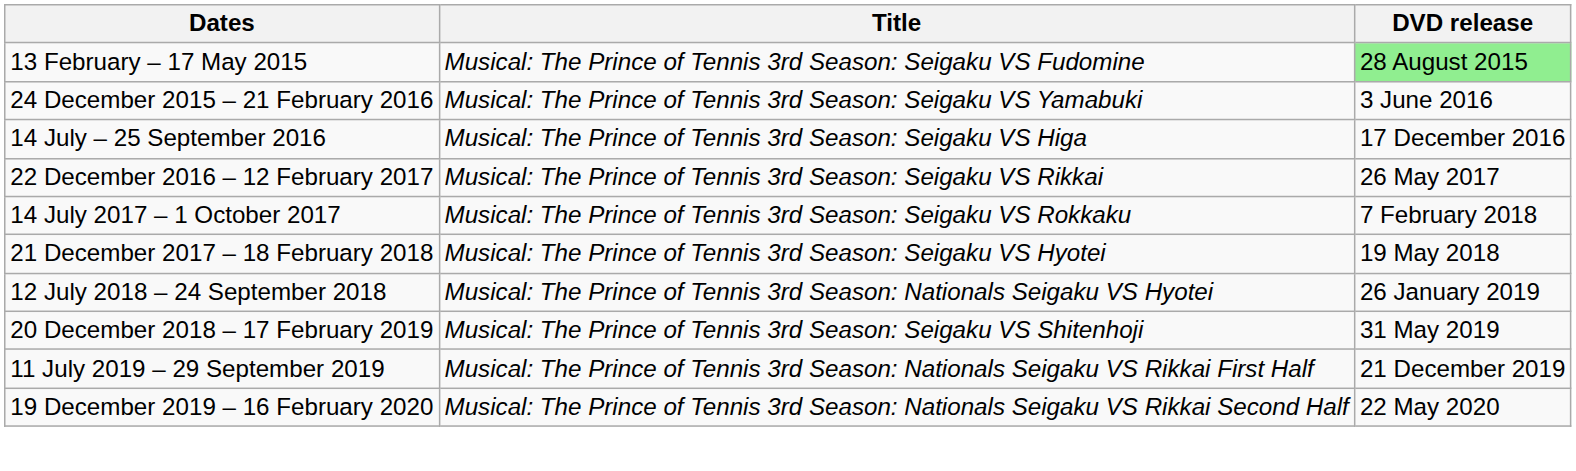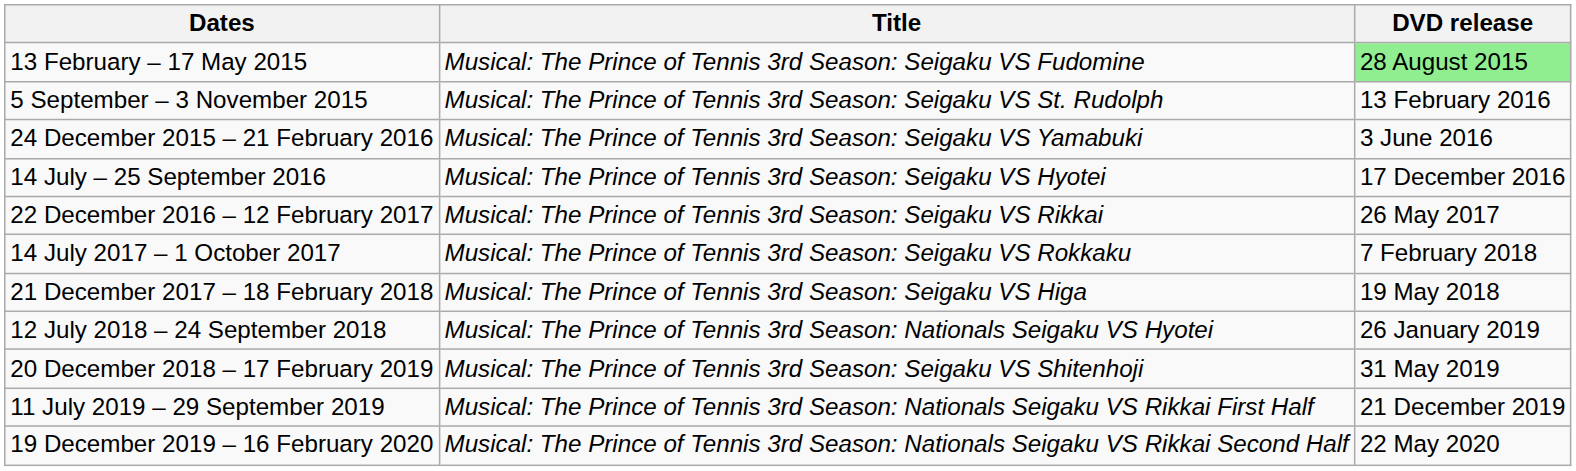+ row: (189, 100)
(766, 138) Musical: The Prince of Tennis 3rd Season: Seigaku VS Higa -> (775, 176) Musical: The Prince of Tennis 3rd Season: Seigaku VS Hyotei
(775, 253) Musical: The Prince of Tennis 3rd Season: Seigaku VS Hyotei -> (766, 291) Musical: The Prince of Tennis 3rd Season: Seigaku VS Higa
